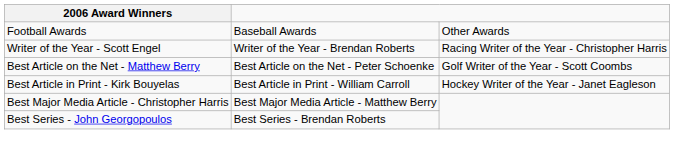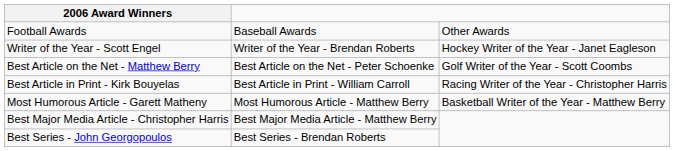(554, 48) Racing Writer of the Year - Christopher Harris -> (549, 48) Hockey Writer of the Year - Janet Eagleson
(549, 84) Hockey Writer of the Year - Janet Eagleson -> (554, 84) Racing Writer of the Year - Christopher Harris
+ row: (107, 102)
